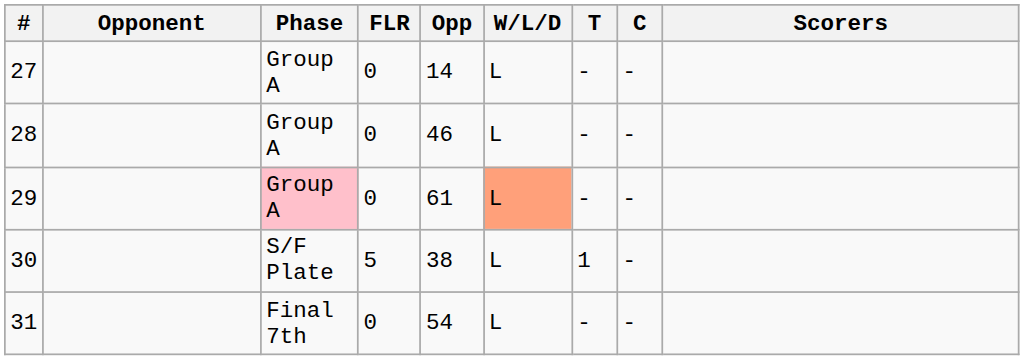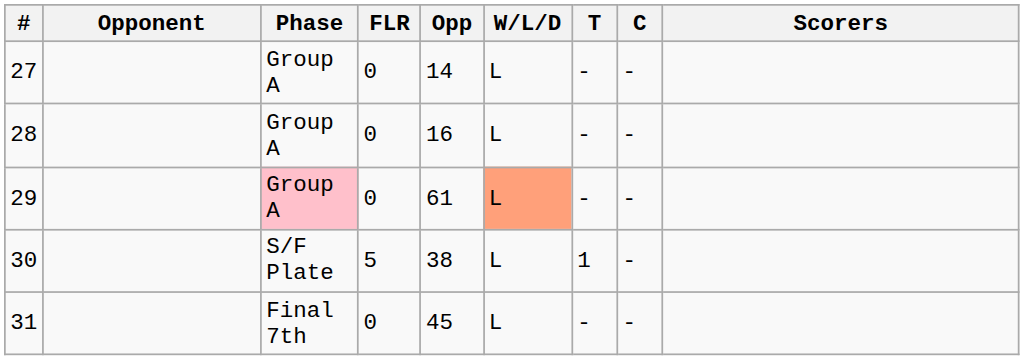(440, 135) 46 -> (440, 135) 16
(440, 323) 54 -> (440, 323) 45
